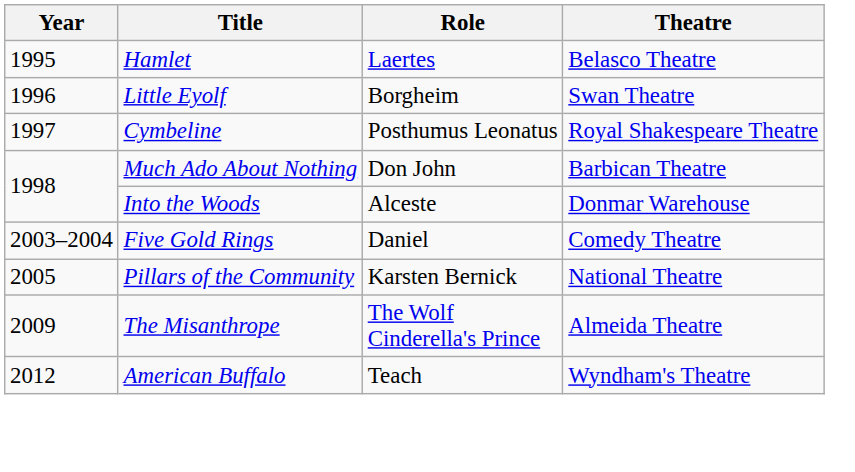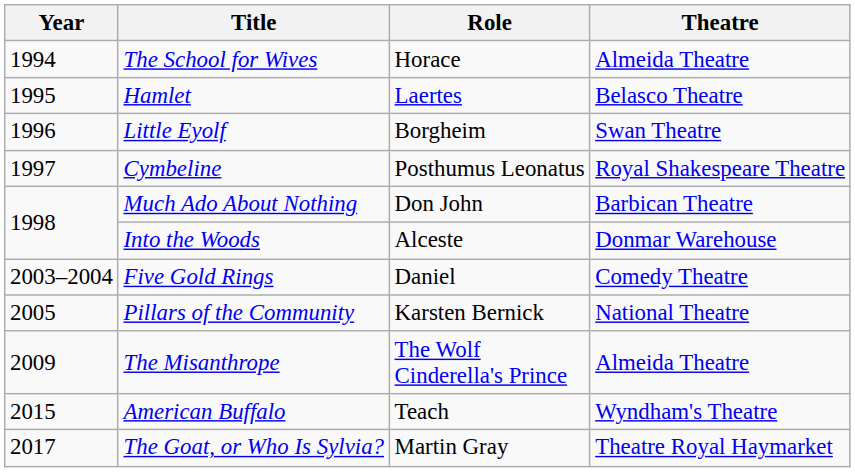+ row: (220, 58)
(33, 374) 2012 -> (33, 411) 2015
+ row: (254, 447)
